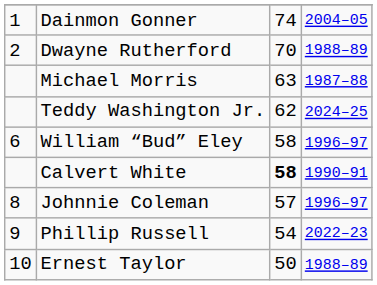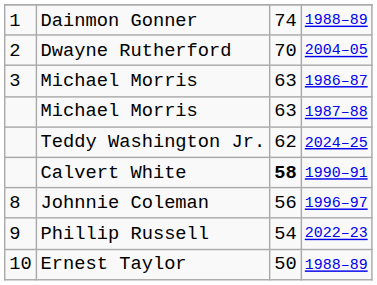(336, 20) 2004–05 -> (336, 20) 1988–89
(336, 50) 1988–89 -> (336, 50) 2004–05
+ row: (15, 81)
- row: (15, 142)
(285, 203) 57 -> (285, 203) 56
